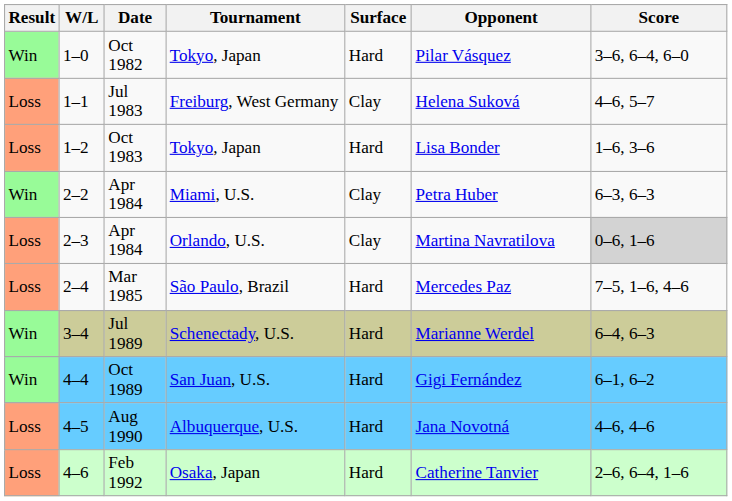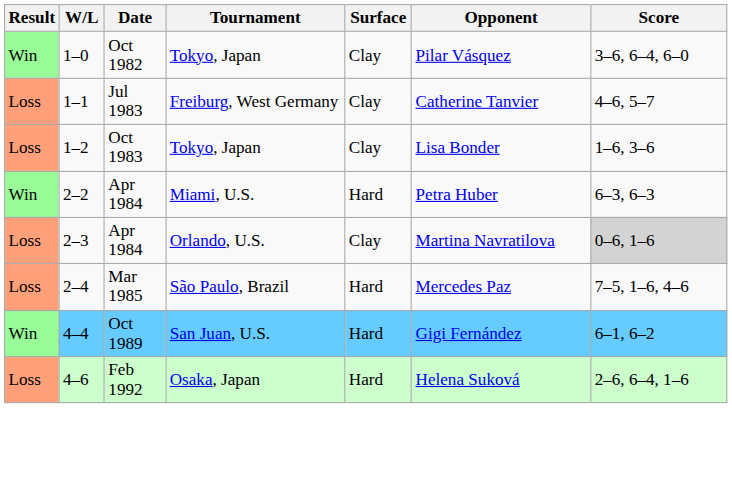(366, 54) Hard -> (365, 54) Clay
(468, 101) Helena Suková -> (477, 101) Catherine Tanvier
(366, 147) Hard -> (365, 147) Clay
(365, 194) Clay -> (366, 194) Hard
- row: (125, 333)
- row: (125, 426)
(477, 472) Catherine Tanvier -> (468, 379) Helena Suková
